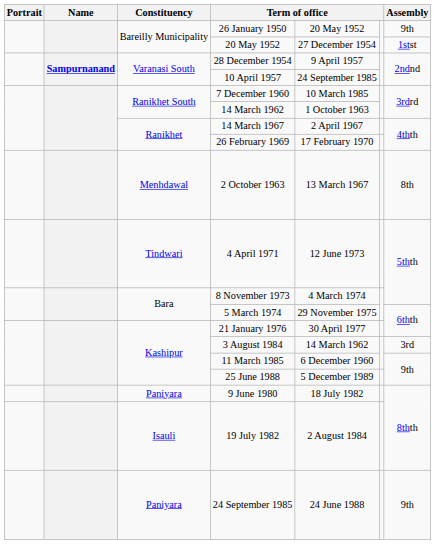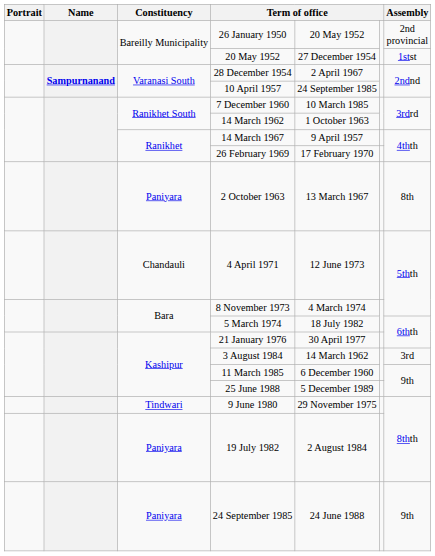(407, 28) 9th -> (407, 34) 2nd provincial
(337, 61) 9 April 1957 -> (337, 72) 2 April 1967
(337, 126) 2 April 1967 -> (337, 137) 9 April 1957
(164, 185) Menhdawal -> (164, 196) Paniyara
(164, 253) Tindwari -> (164, 265) Chandauli
(337, 312) 29 November 1975 -> (337, 323) 18 July 1982
(164, 393) Paniyara -> (164, 405) Tindwari
(337, 393) 18 July 1982 -> (337, 405) 29 November 1975
(164, 436) Isauli -> (164, 447) Paniyara
